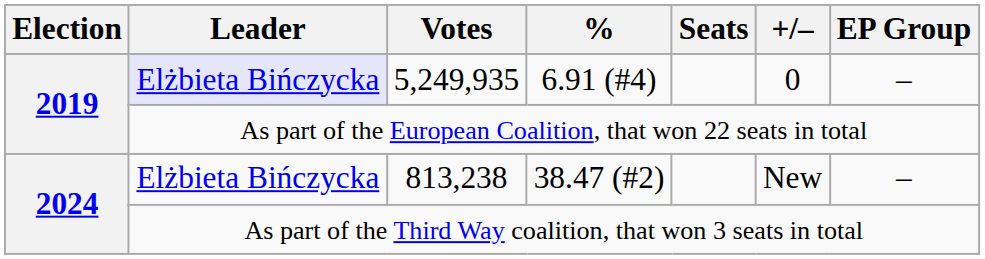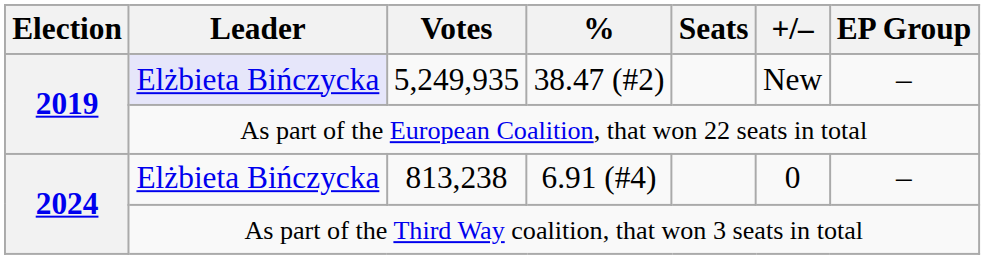(599, 79) 6.91 (#4) -> (599, 79) 38.47 (#2)
(793, 79) 0 -> (793, 79) New
(599, 178) 38.47 (#2) -> (599, 178) 6.91 (#4)
(793, 178) New -> (793, 178) 0
